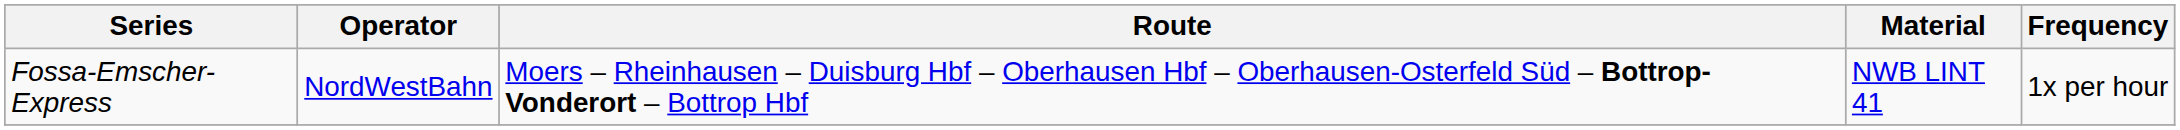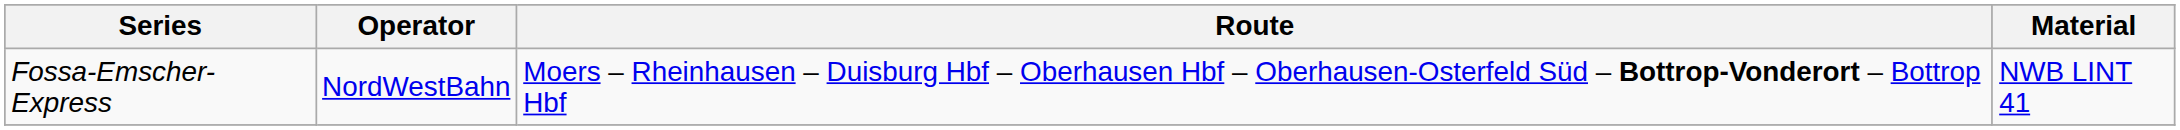- column: (2098, 26)
